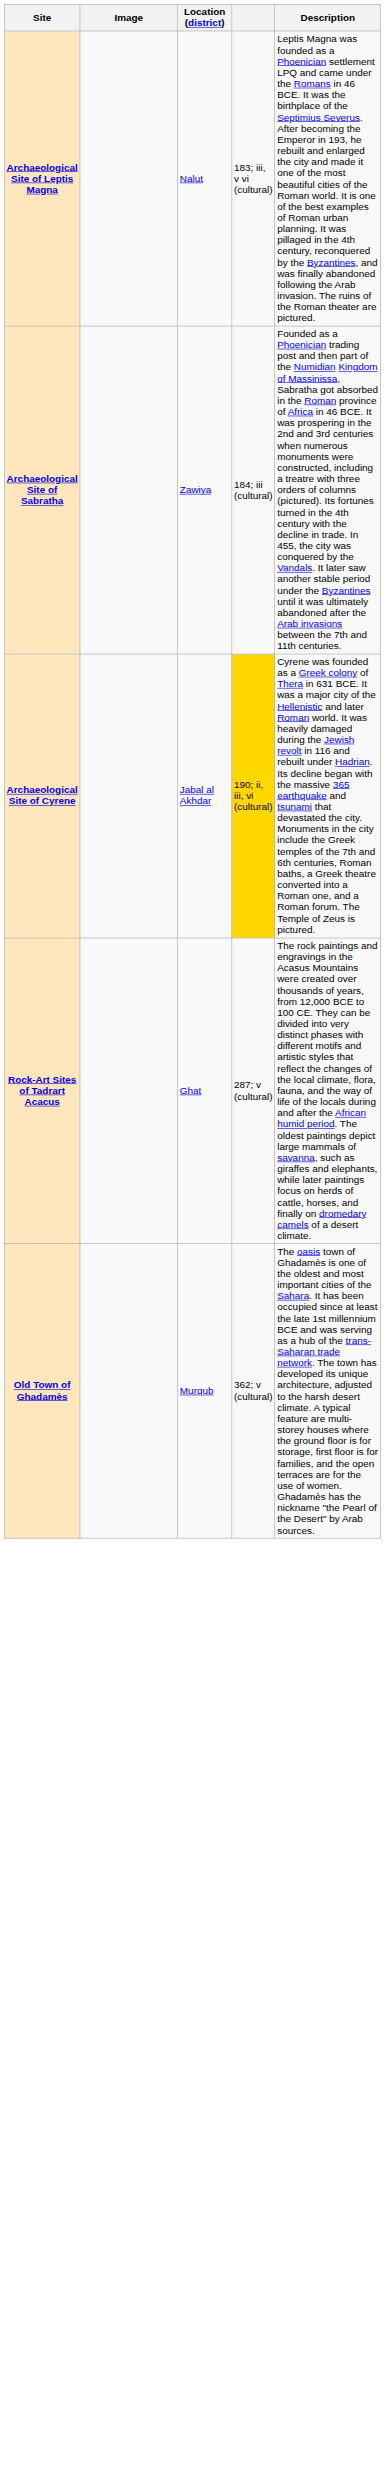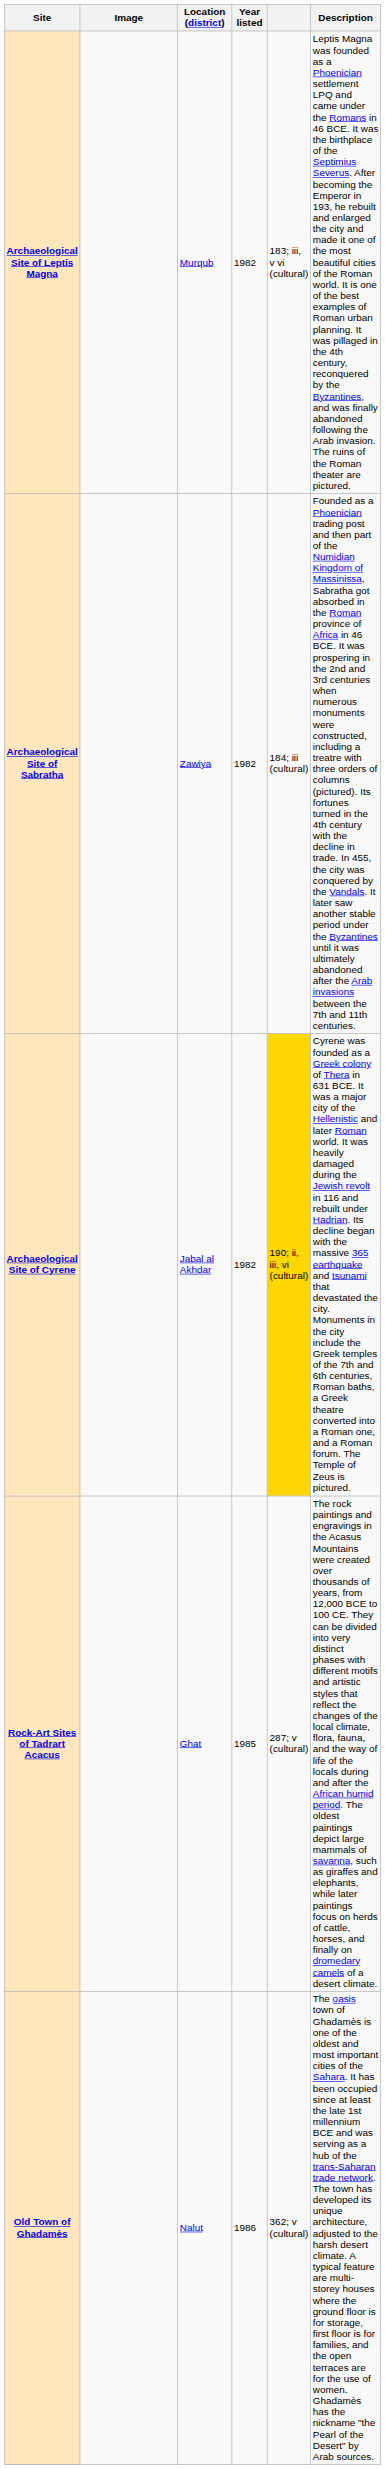+ column: (250, 17)
(191, 178) Nalut -> (197, 262) Murqub
(197, 1391) Murqub -> (191, 2228) Nalut
